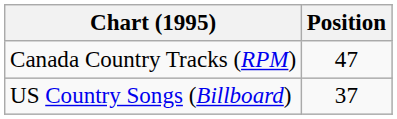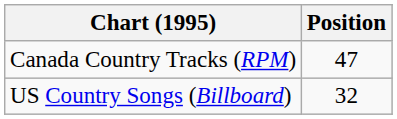(346, 95) 37 -> (346, 95) 32
